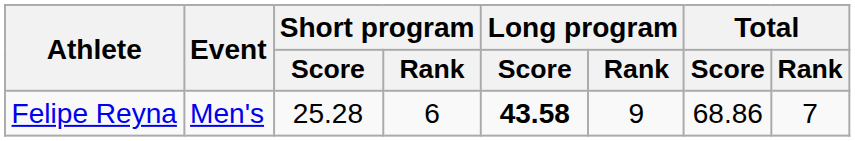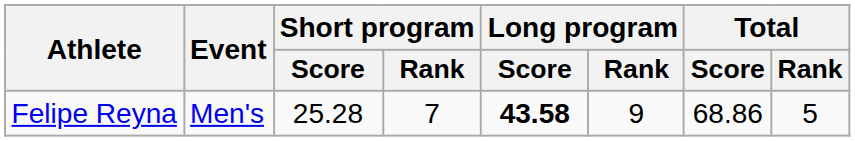(432, 114) 6 -> (432, 114) 7
(810, 114) 7 -> (810, 114) 5
